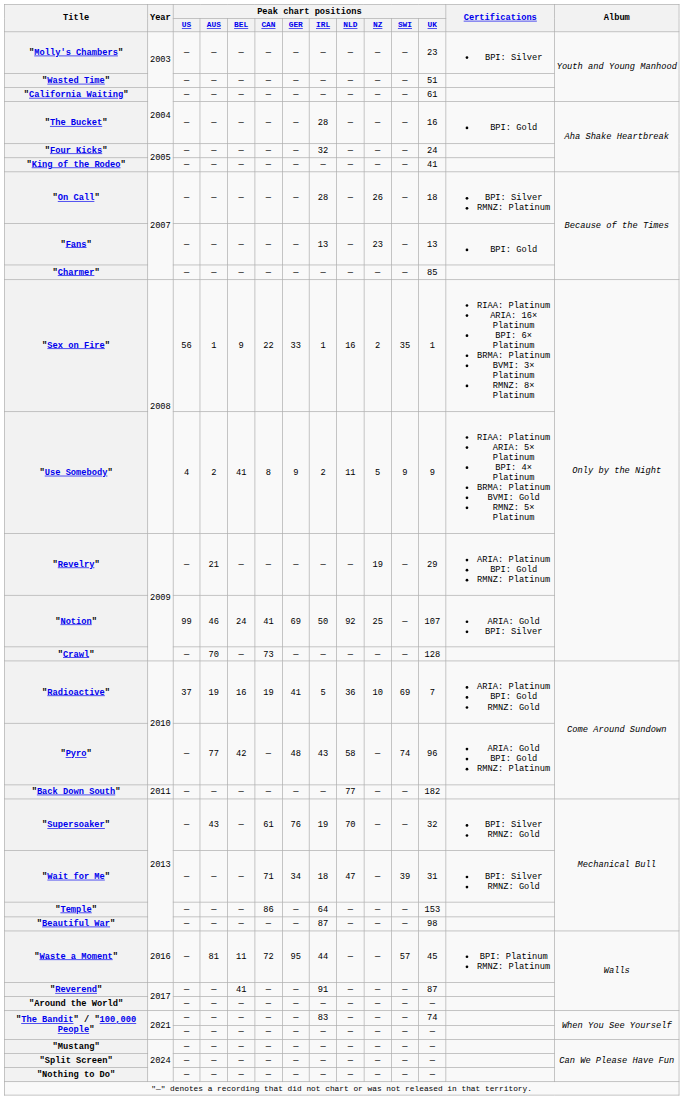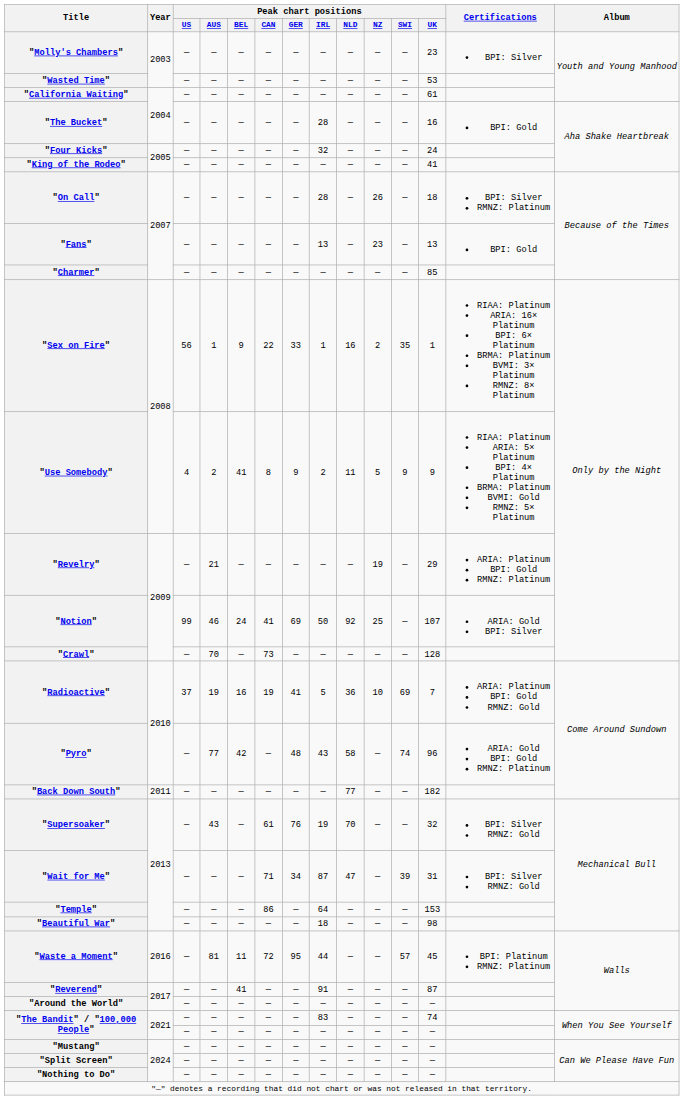(432, 80) 51 -> (432, 80) 53
(323, 877) 18 -> (323, 877) 87
(323, 924) 87 -> (323, 924) 18
